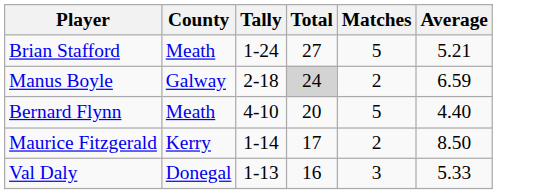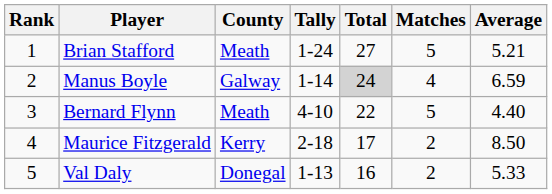+ column: (32, 19)
(261, 81) 2-18 -> (315, 81) 1-14
(377, 81) 2 -> (431, 81) 4
(312, 111) 20 -> (366, 111) 22
(261, 142) 1-14 -> (315, 142) 2-18
(377, 173) 3 -> (431, 173) 2
